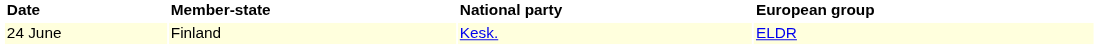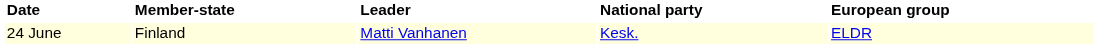+ column: (386, 10)
